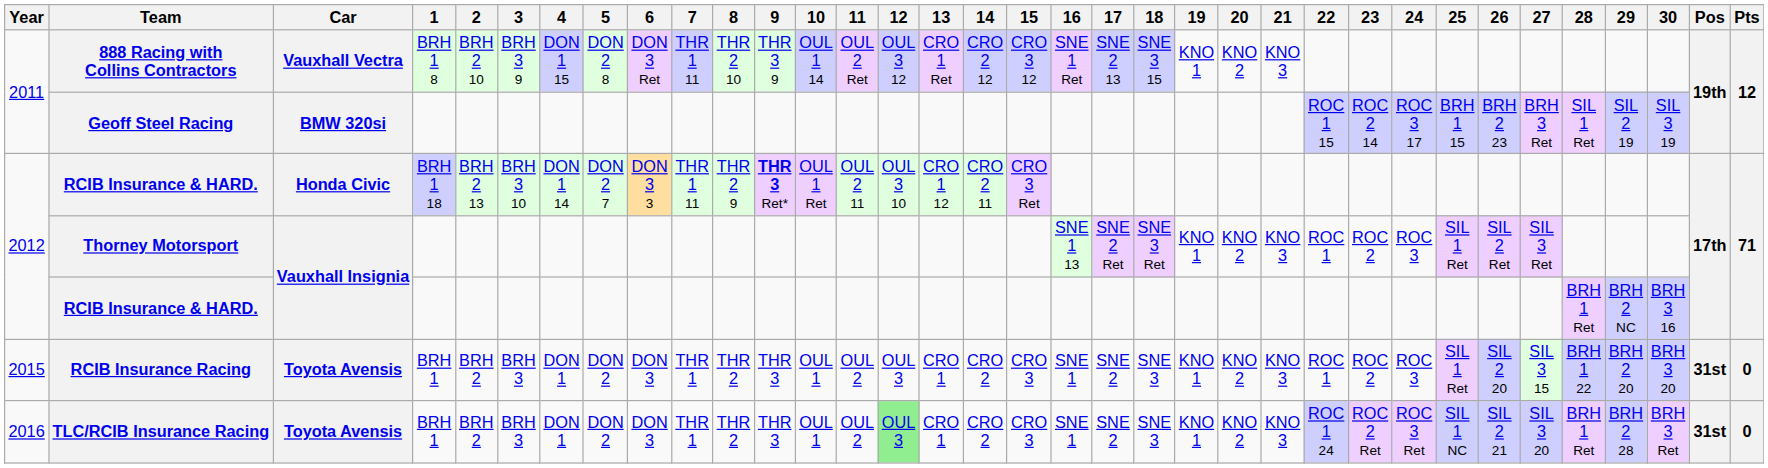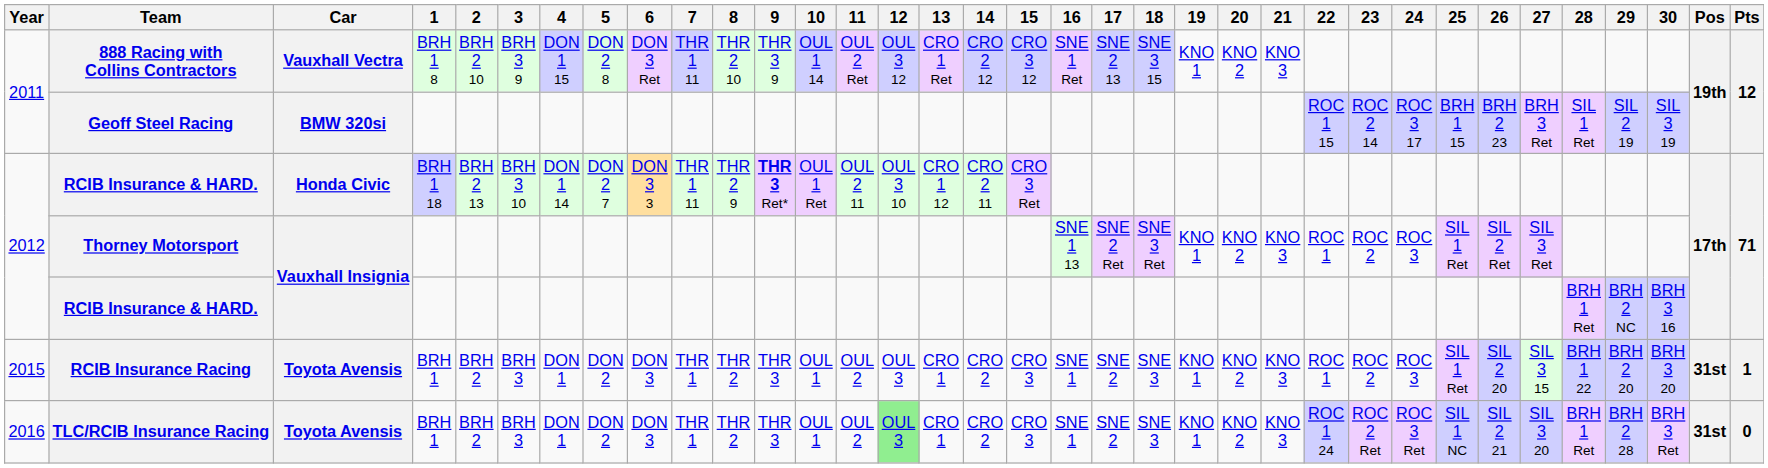(1747, 369) 0 -> (1747, 369) 1
